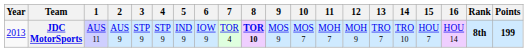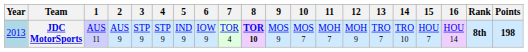(16, 34) no background -> (16, 34) lightblue background
(508, 34) 199 -> (508, 34) 198
